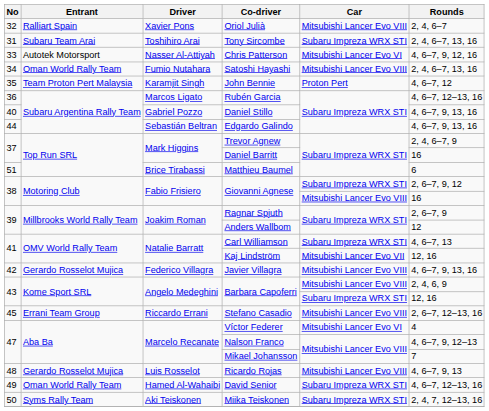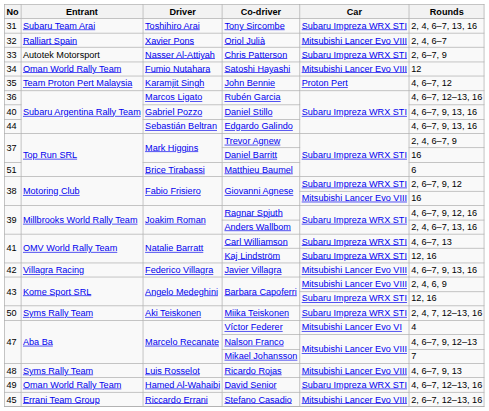rows swapped: (12, 40) <-> (12, 25)
(352, 54) Mitsubishi Lancer Evo VI -> (354, 54) Subaru Impreza WRX STI
(444, 54) 4, 6–7, 9, 12, 16 -> (429, 54) 2, 6–7, 9
(444, 69) 2, 4, 6–7, 13, 16 -> (416, 69) 12
(429, 212) 2, 6–7, 9 -> (444, 212) 4, 6–7, 9, 12, 16
(416, 227) 12 -> (444, 227) 2, 4, 6–7, 13, 16
(353, 255) Mitsubishi Lancer Evo VII -> (354, 255) Subaru Impreza WRX STI
(73, 270) Gerardo Rosselot Mujica -> (53, 270) Villagra Racing
rows swapped: (12, 313) <-> (12, 399)
(73, 370) Gerardo Rosselot Mujica -> (58, 370) Syms Rally Team
